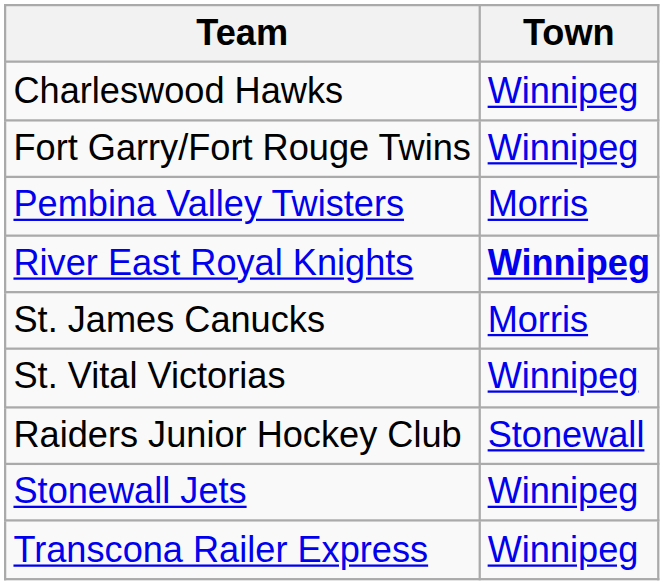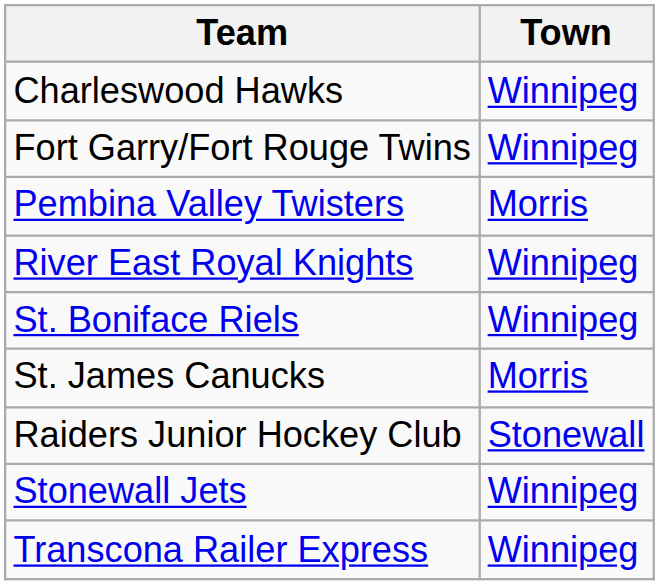(569, 262) bold -> (563, 262) normal
+ row: (156, 319)
- row: (149, 377)
